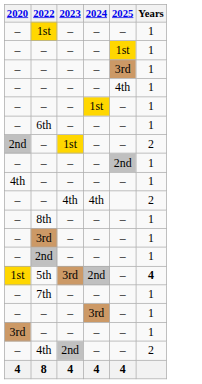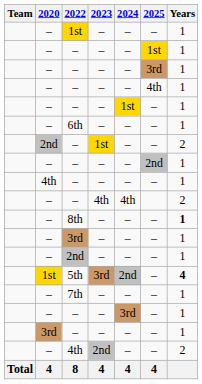+ column: (20, 13)
(151, 219) normal -> (182, 219) bold
